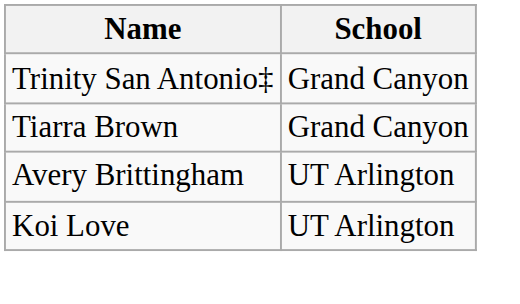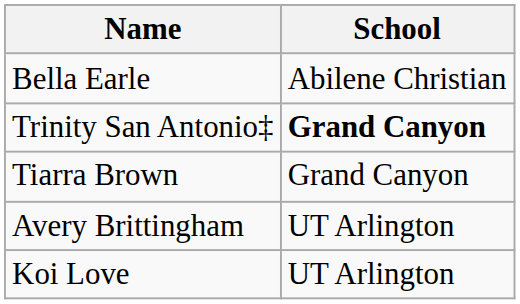+ row: (81, 77)
(378, 77) normal -> (387, 126) bold
